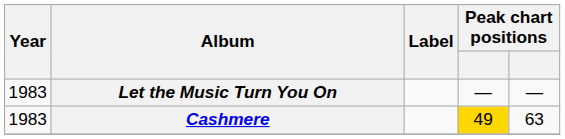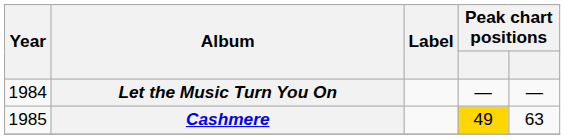(28, 92) 1983 -> (28, 92) 1984
(28, 119) 1983 -> (28, 119) 1985
